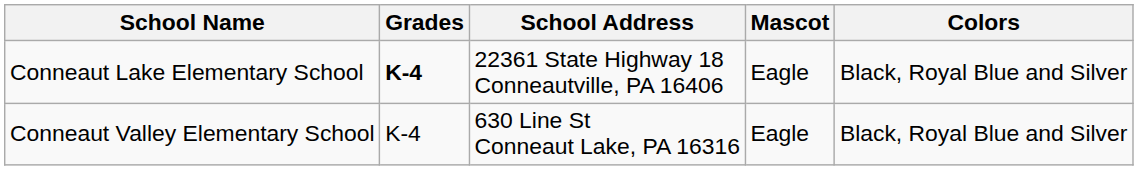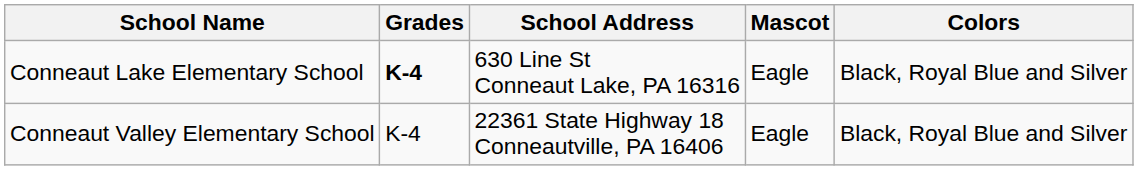(599, 71) 22361 State Highway 18 Conneautville, PA 16406 -> (607, 71) 630 Line St Conneaut Lake, PA 16316
(607, 133) 630 Line St Conneaut Lake, PA 16316 -> (599, 133) 22361 State Highway 18 Conneautville, PA 16406
